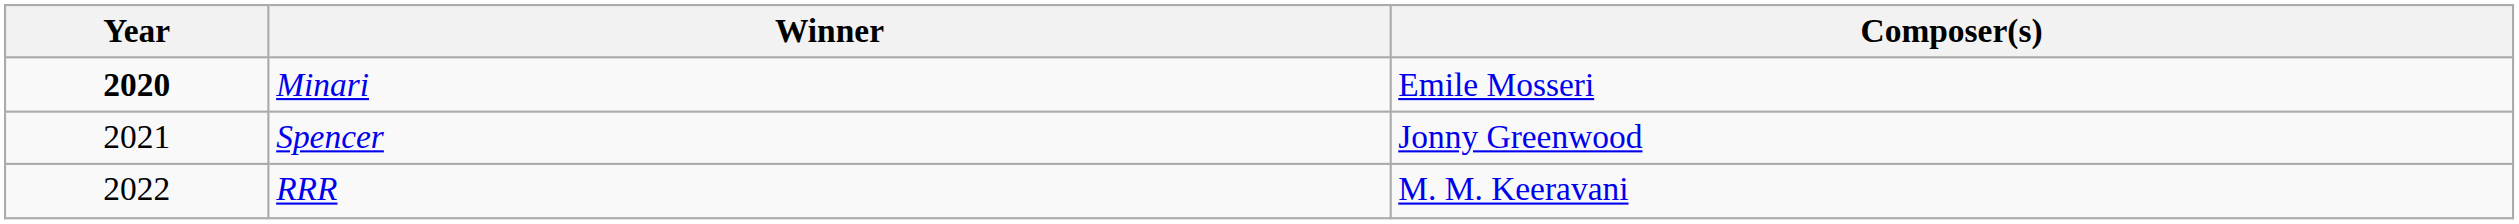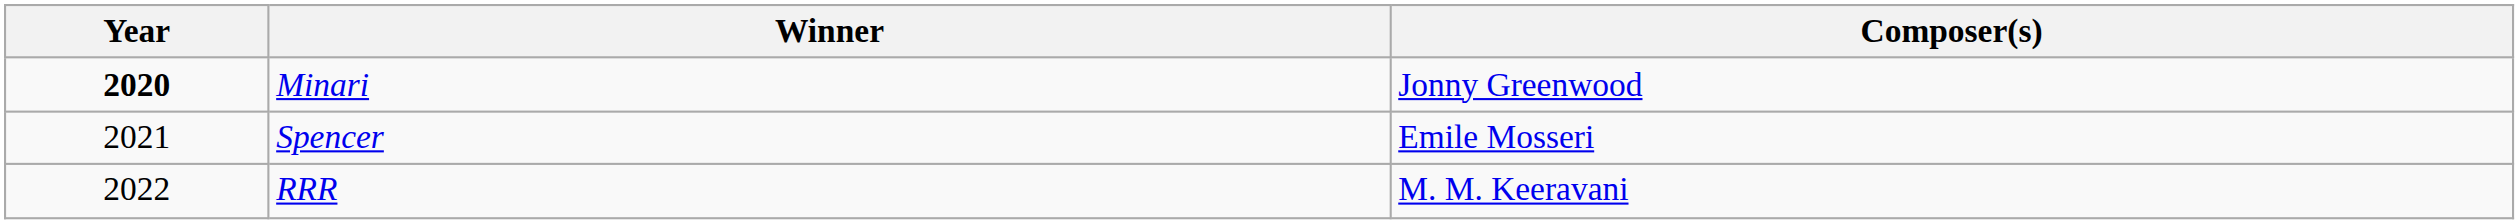(1496, 84) Emile Mosseri -> (1520, 84) Jonny Greenwood
(1520, 137) Jonny Greenwood -> (1496, 137) Emile Mosseri
